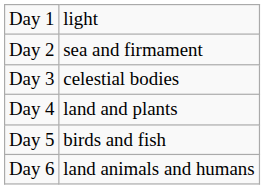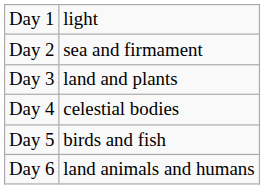(121, 79) celestial bodies -> (120, 79) land and plants
(120, 109) land and plants -> (121, 109) celestial bodies
